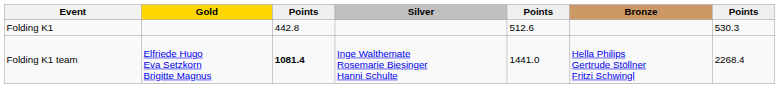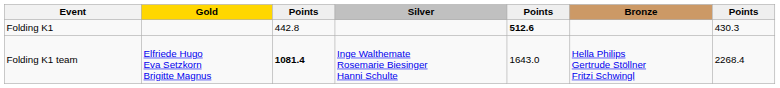(522, 27) normal -> (522, 27) bold
(727, 27) 530.3 -> (727, 27) 430.3
(524, 59) 1441.0 -> (524, 59) 1643.0
